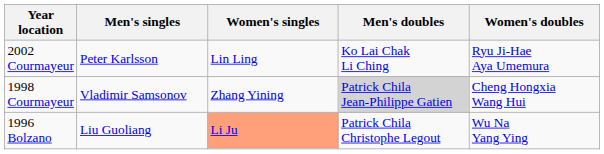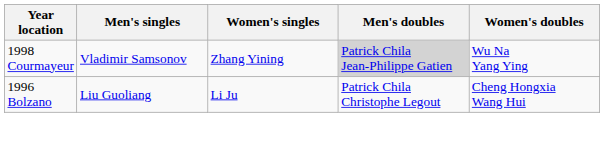- row: (41, 58)
(514, 94) Cheng Hongxia Wang Hui -> (500, 58) Wu Na Yang Ying
(224, 130) lightsalmon background -> (224, 94) no background
(500, 130) Wu Na Yang Ying -> (514, 94) Cheng Hongxia Wang Hui
